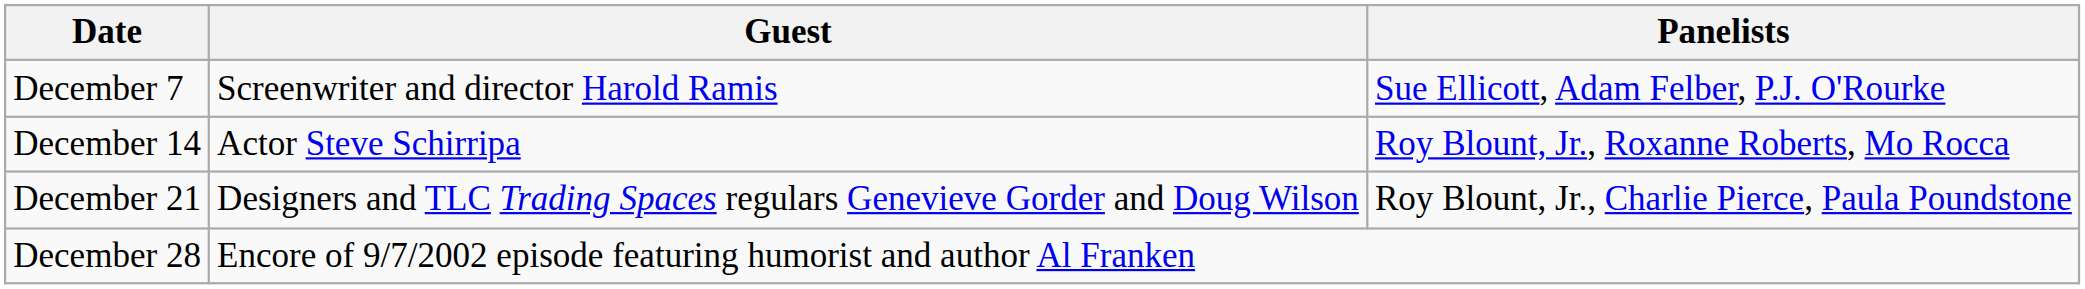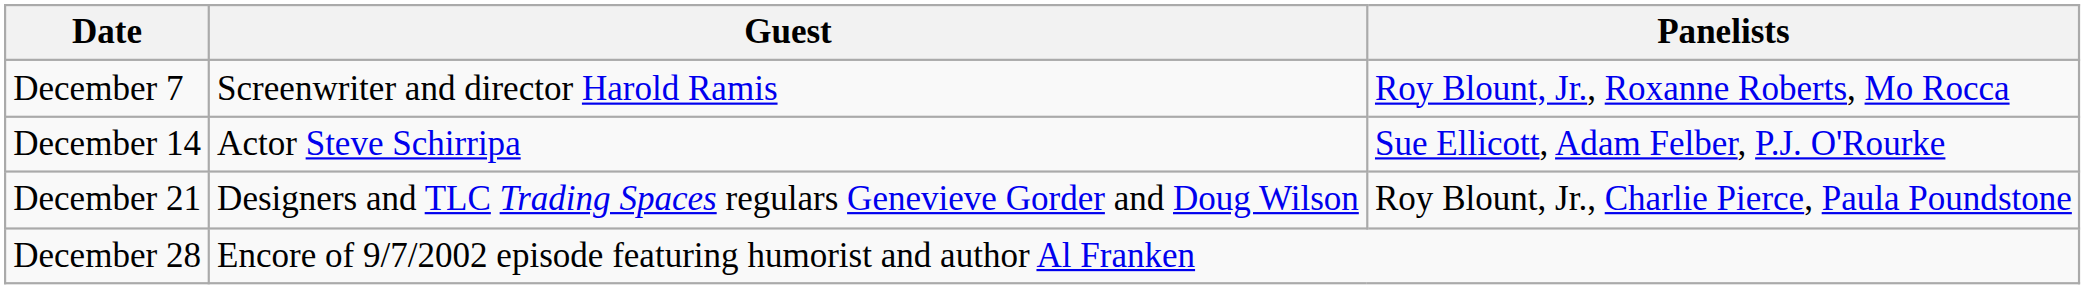(1660, 87) Sue Ellicott, Adam Felber, P.J. O'Rourke -> (1692, 87) Roy Blount, Jr., Roxanne Roberts, Mo Rocca
(1692, 143) Roy Blount, Jr., Roxanne Roberts, Mo Rocca -> (1660, 143) Sue Ellicott, Adam Felber, P.J. O'Rourke
